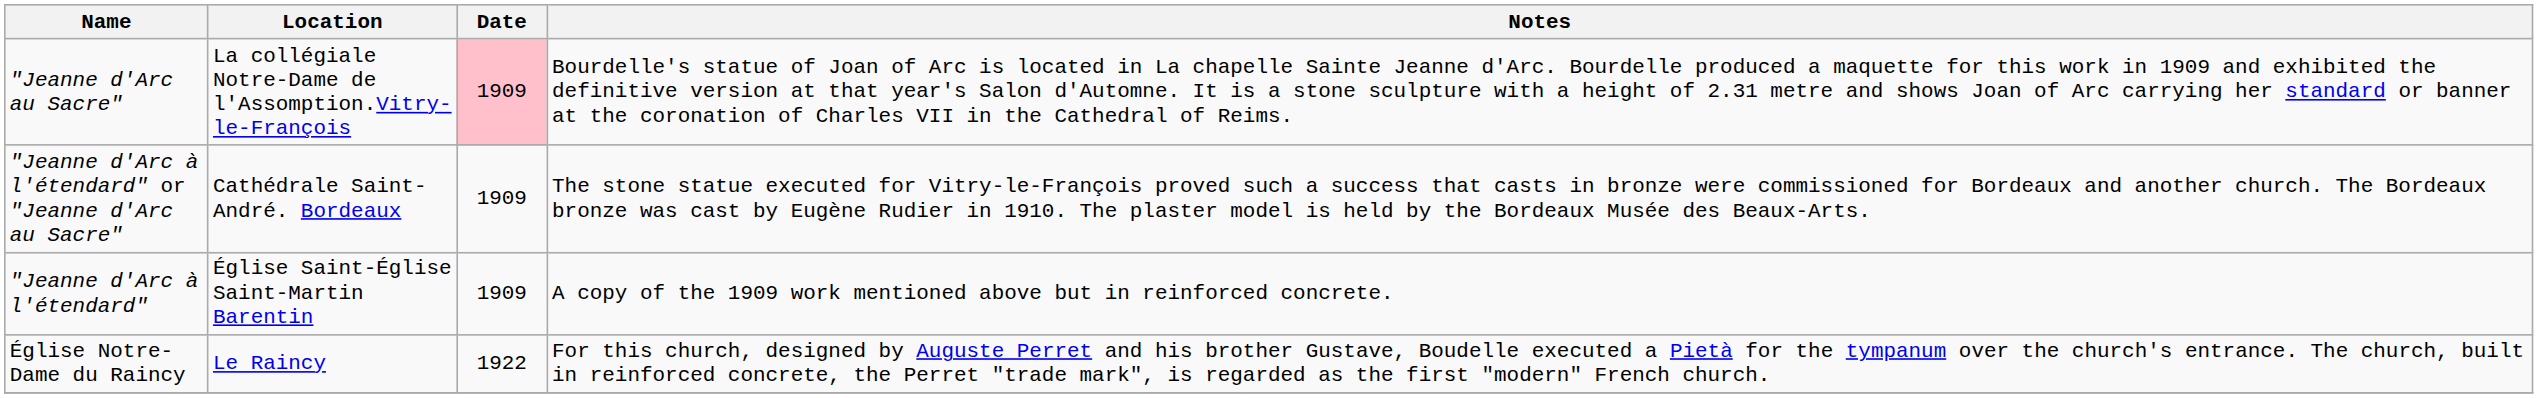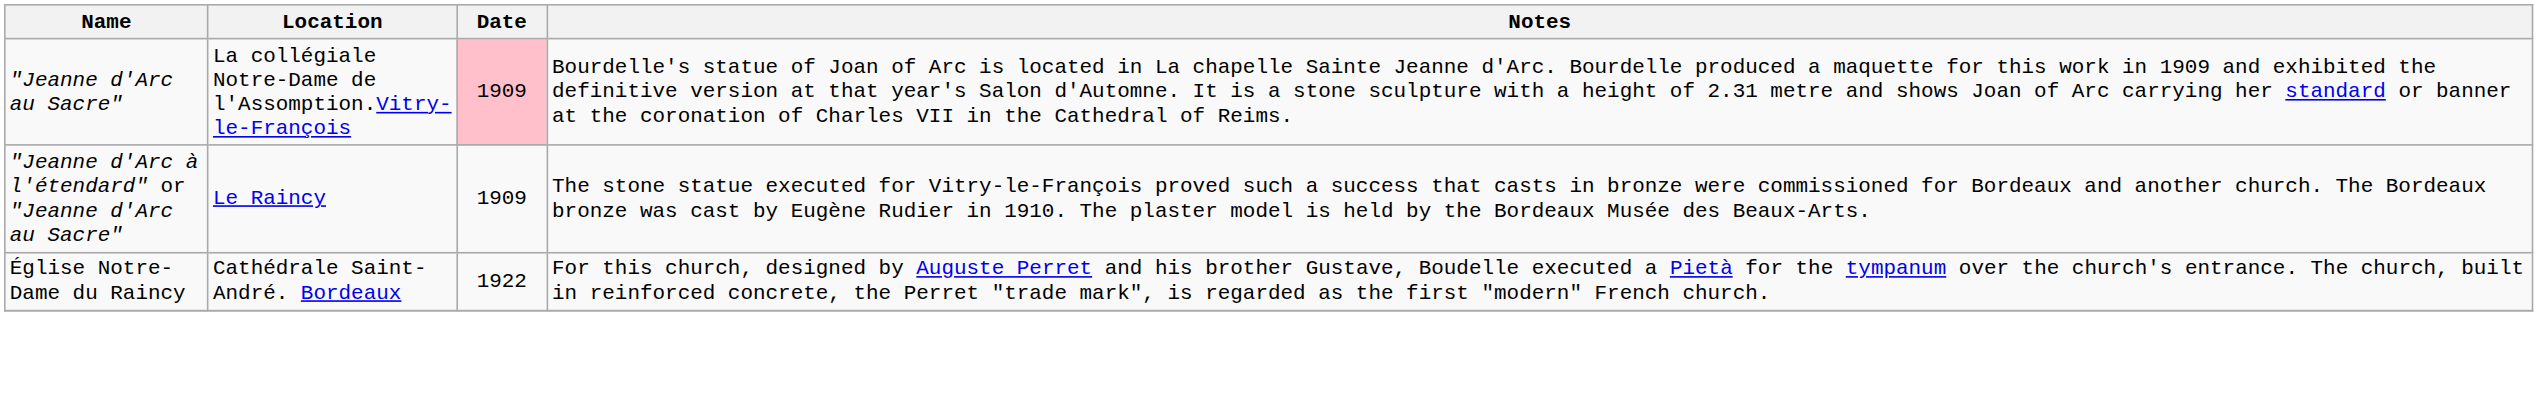(320, 199) Cathédrale Saint-André. Bordeaux -> (269, 199) Le Raincy
- row: (104, 293)
(269, 364) Le Raincy -> (320, 281) Cathédrale Saint-André. Bordeaux
